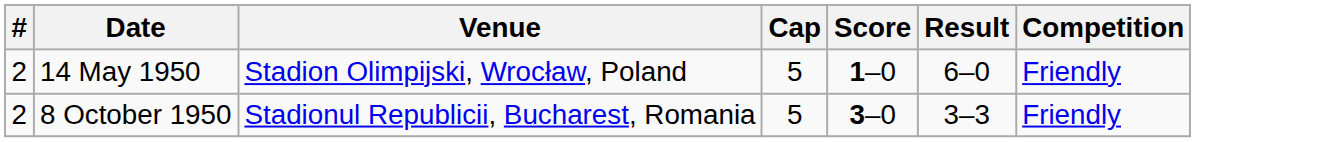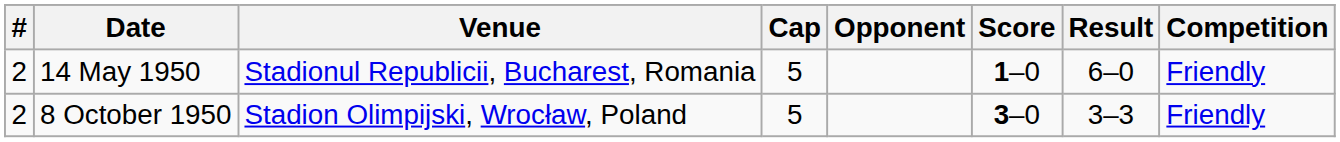+ column: (900, 27)
(466, 71) Stadion Olimpijski, Wrocław, Poland -> (500, 71) Stadionul Republicii, Bucharest, Romania
(500, 115) Stadionul Republicii, Bucharest, Romania -> (466, 115) Stadion Olimpijski, Wrocław, Poland
